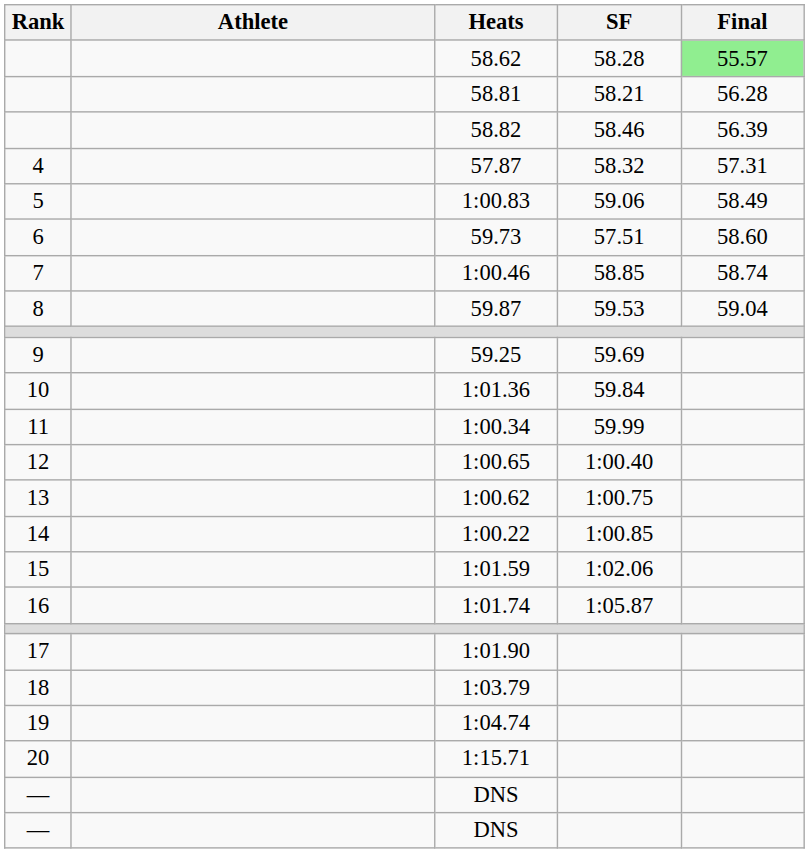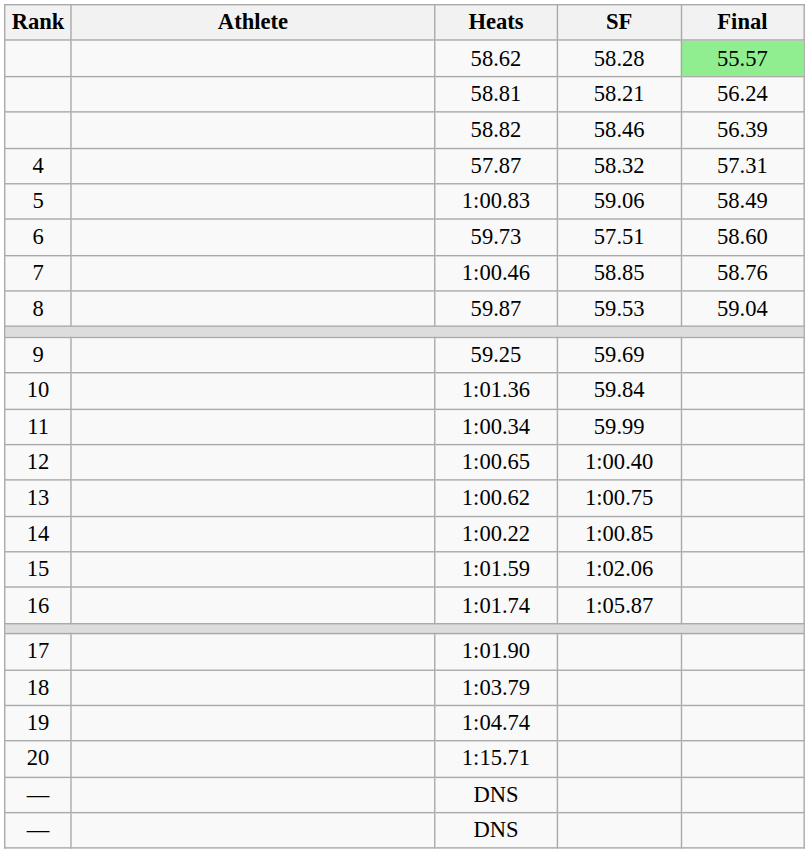(742, 93) 56.28 -> (742, 93) 56.24
(742, 272) 58.74 -> (742, 272) 58.76
